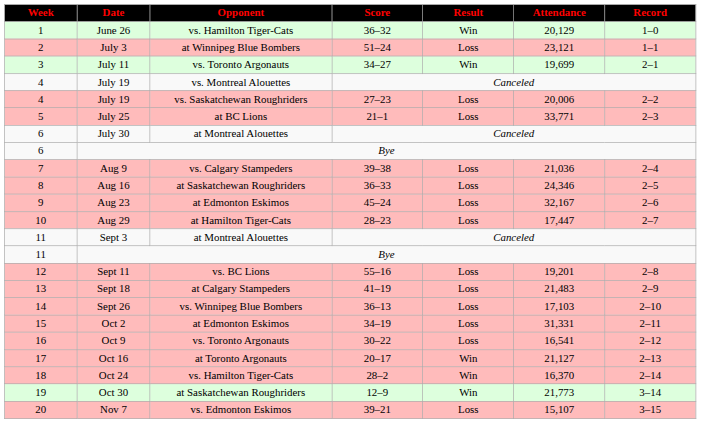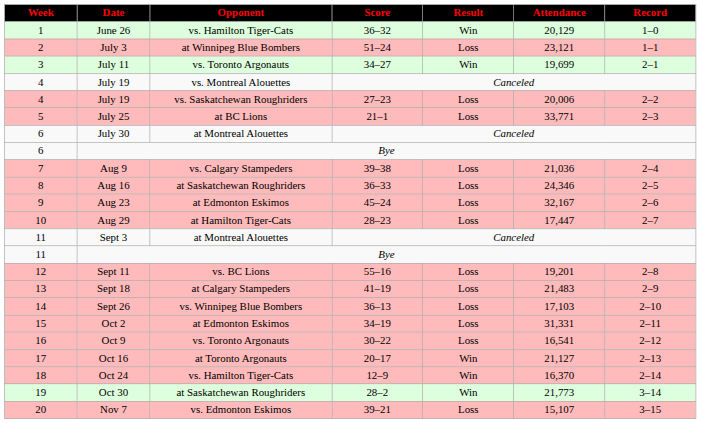(377, 375) 28–2 -> (377, 375) 12–9
(377, 392) 12–9 -> (377, 392) 28–2
